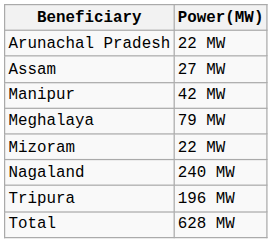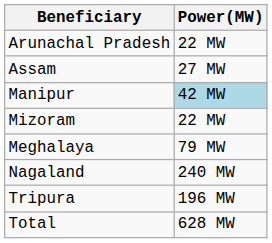(202, 95) no background -> (202, 95) lightblue background
rows swapped: (51, 121) <-> (42, 147)
